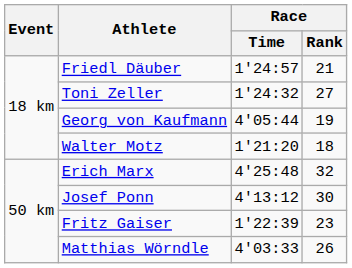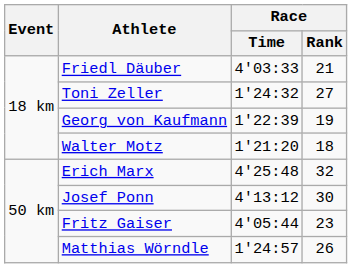(267, 69) 1'24:57 -> (267, 69) 4'03:33
(267, 120) 4'05:44 -> (267, 120) 1'22:39
(267, 223) 1'22:39 -> (267, 223) 4'05:44
(267, 249) 4'03:33 -> (267, 249) 1'24:57
